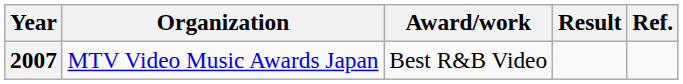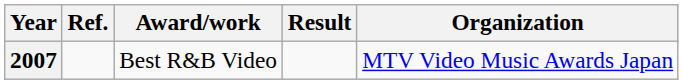columns swapped: (223, 23) <-> (653, 23)
